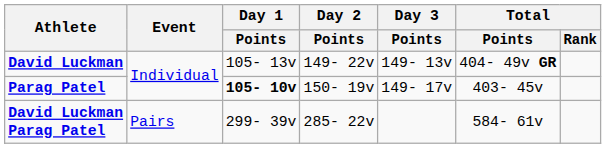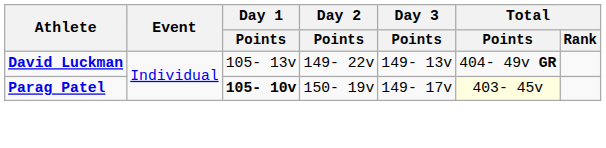(508, 88) no background -> (508, 88) lightyellow background
- row: (66, 122)
